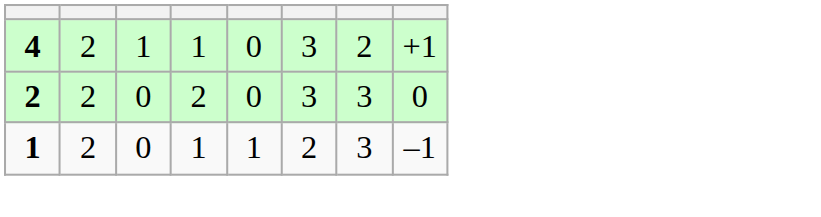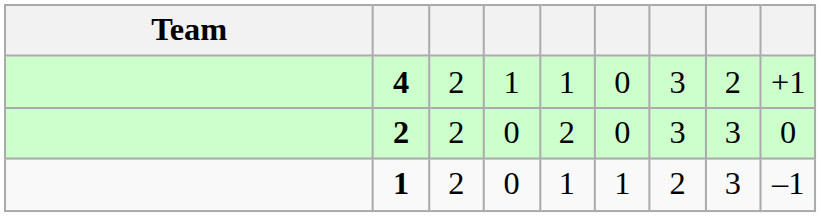+ column: (189, 30)
